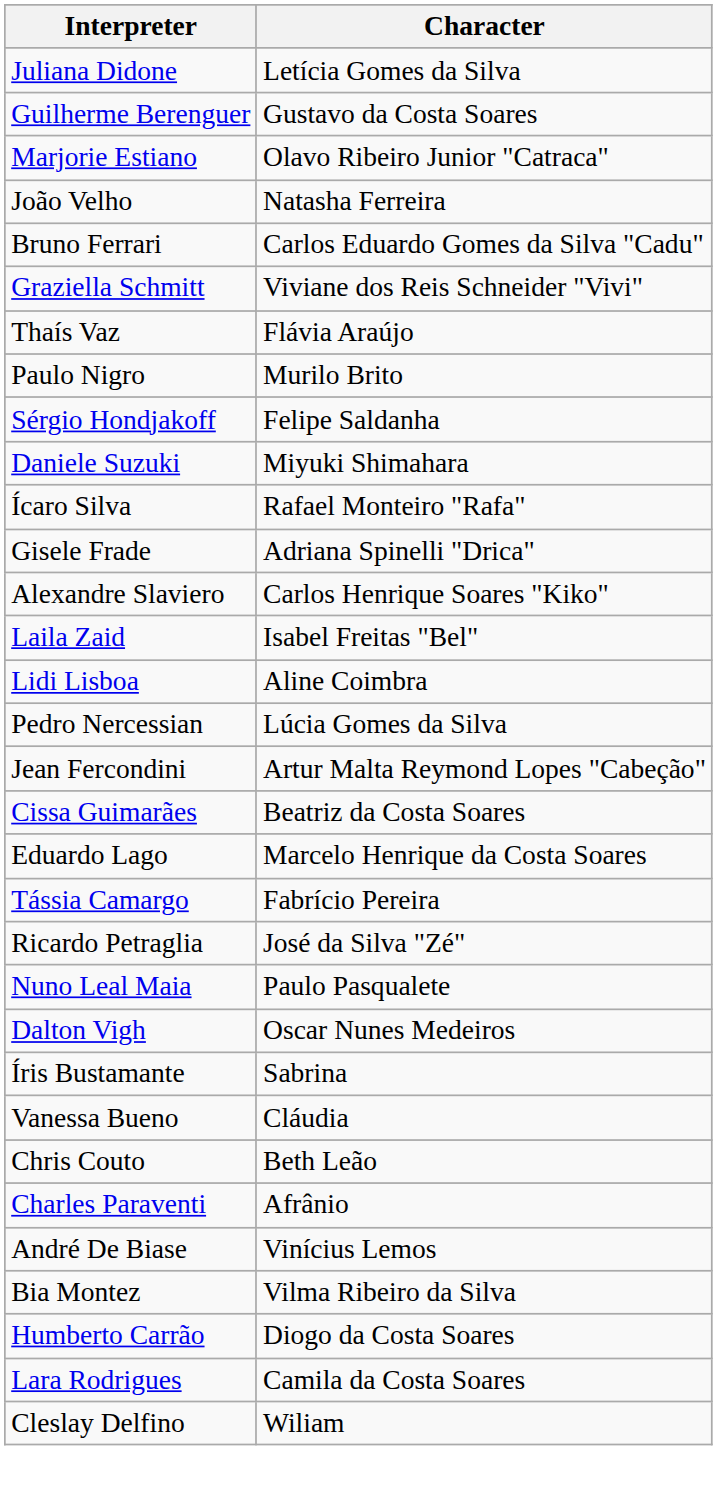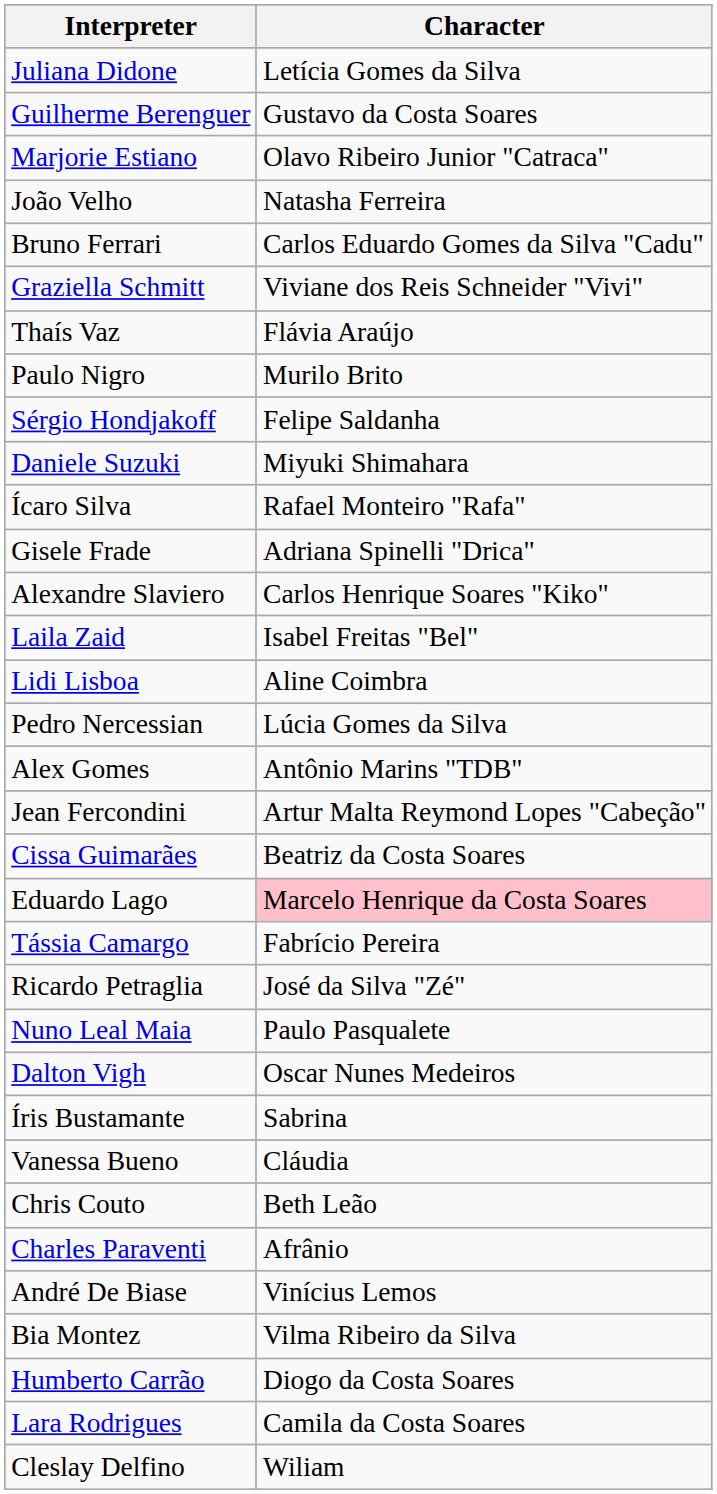+ row: (80, 768)
(455, 855) no background -> (455, 899) pink background
